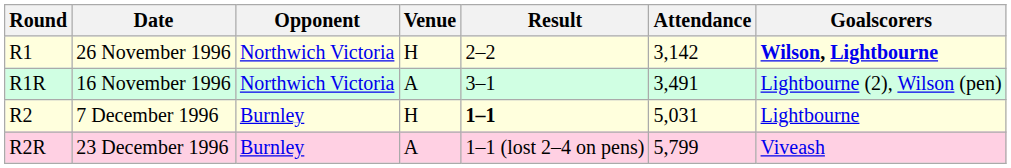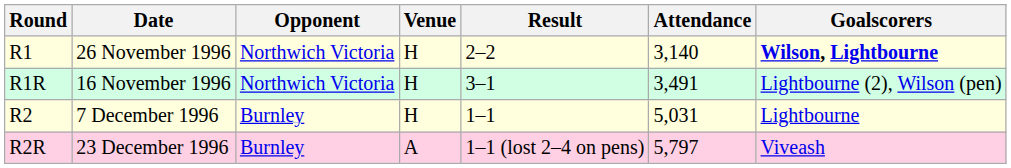(676, 52) 3,142 -> (676, 52) 3,140
(411, 83) A -> (411, 83) H
(480, 115) bold -> (480, 115) normal
(676, 147) 5,799 -> (676, 147) 5,797
